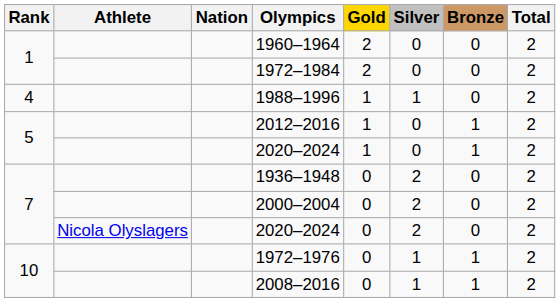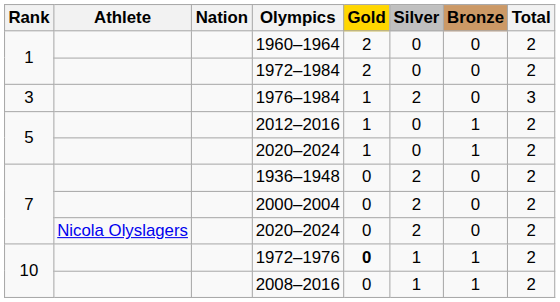+ row: (29, 97)
- row: (29, 97)
(367, 257) normal -> (367, 257) bold
